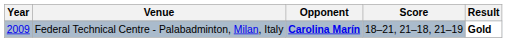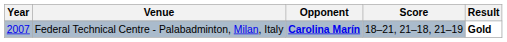(18, 29) 2009 -> (18, 29) 2007
